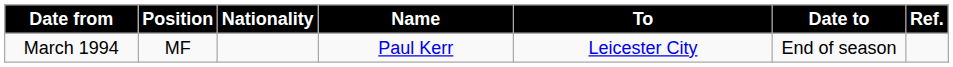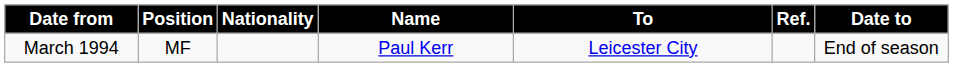columns swapped: (839, 19) <-> (927, 19)
